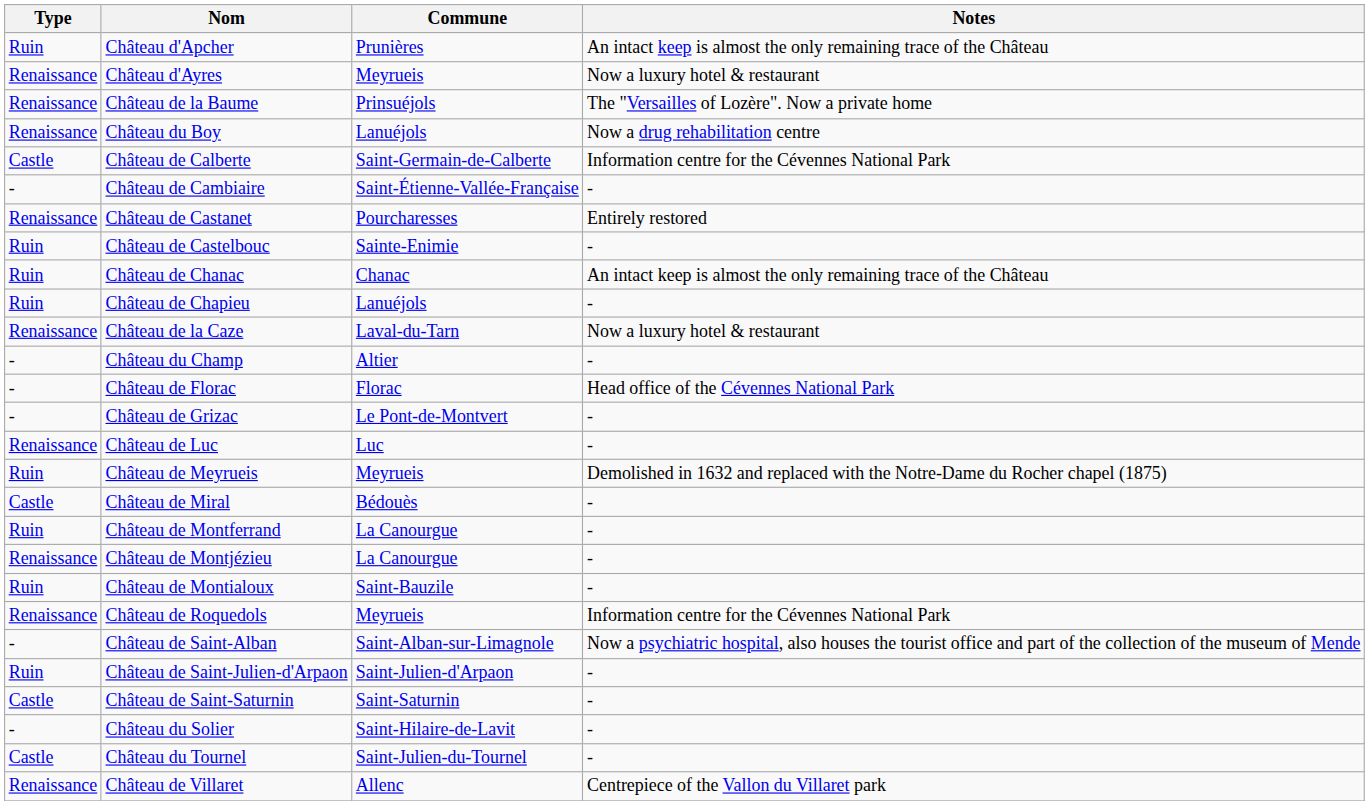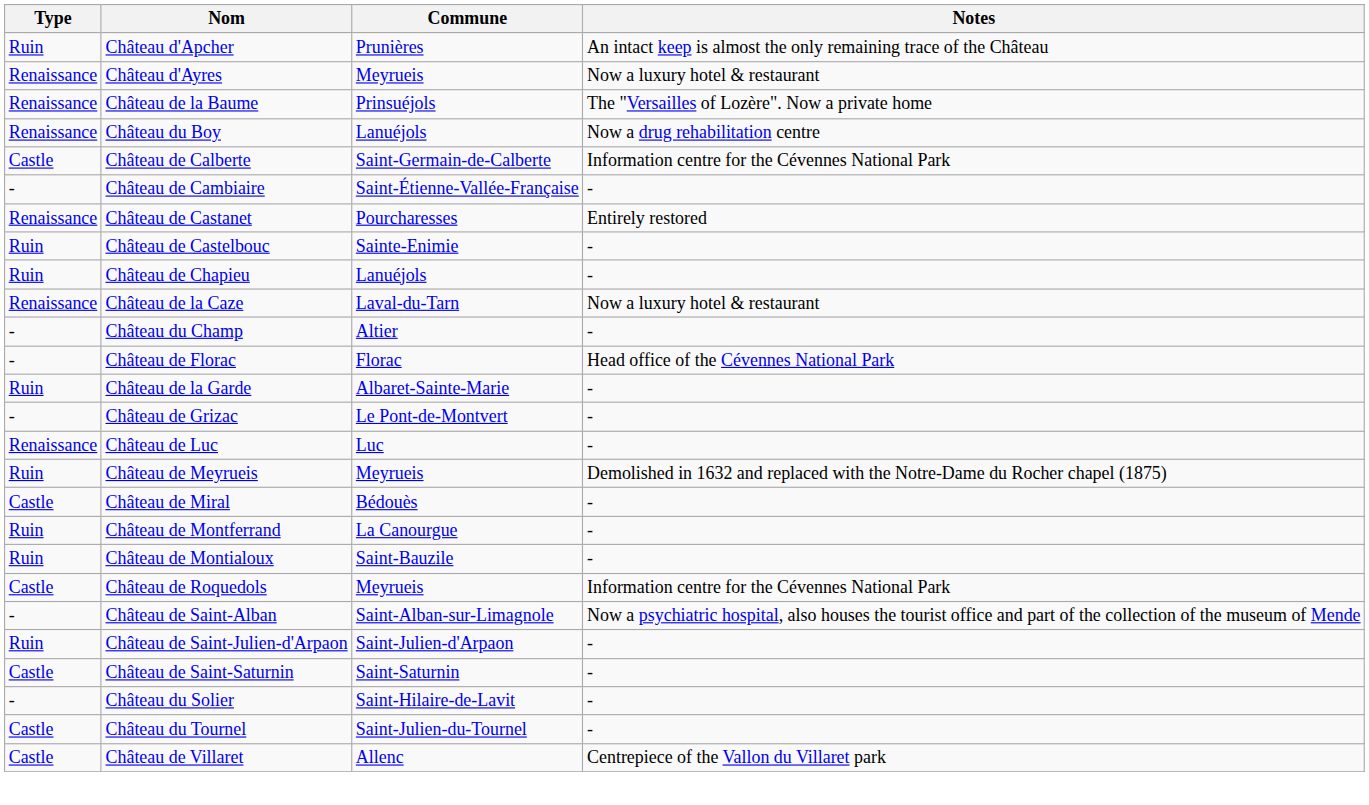- row: (175, 274)
+ row: (178, 388)
- row: (189, 558)
(53, 615) Renaissance -> (31, 587) Castle
(53, 786) Renaissance -> (31, 757) Castle
